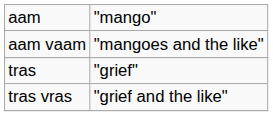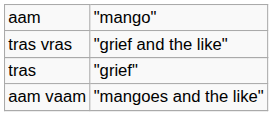rows swapped: (47, 44) <-> (40, 96)
